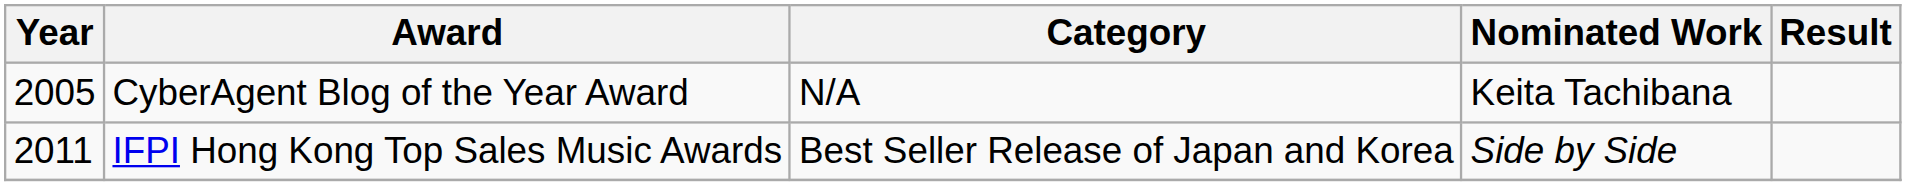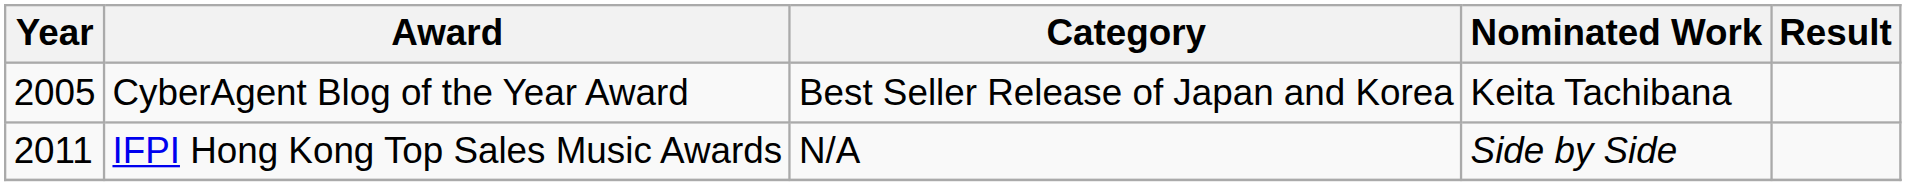(830, 92) N/A -> (1126, 92) Best Seller Release of Japan and Korea
(1126, 150) Best Seller Release of Japan and Korea -> (830, 150) N/A
